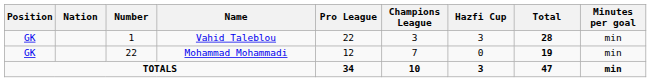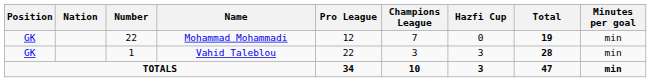rows swapped: (236, 39) <-> (236, 54)
